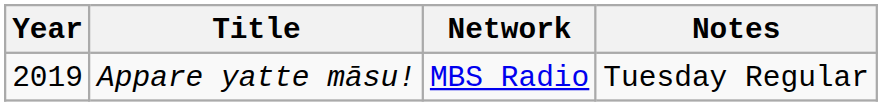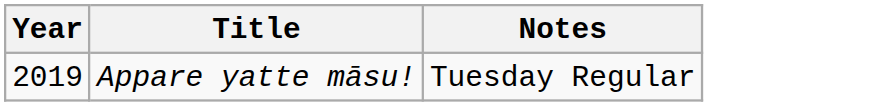- column: (510, 29)
